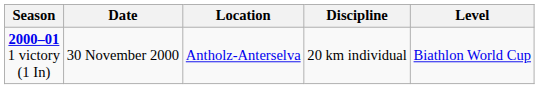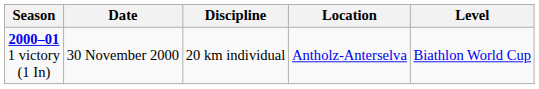columns swapped: (243, 16) <-> (357, 16)
